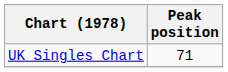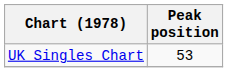(185, 56) 71 -> (185, 56) 53
